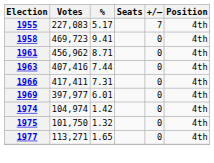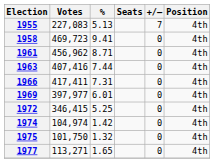(102, 25) 5.17 -> (102, 25) 5.13
+ row: (27, 109)
